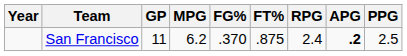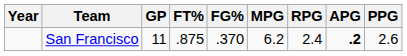columns swapped: (190, 16) <-> (269, 16)
(388, 39) 2.5 -> (388, 39) 2.6
